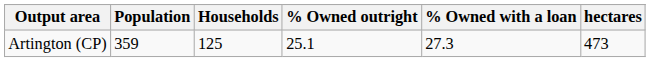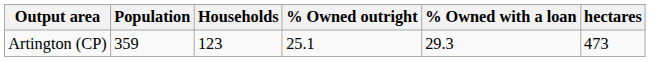(210, 43) 125 -> (210, 43) 123
(439, 43) 27.3 -> (439, 43) 29.3
